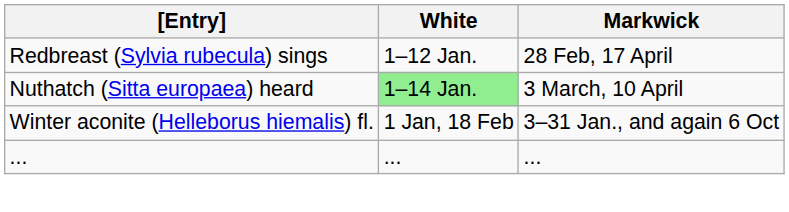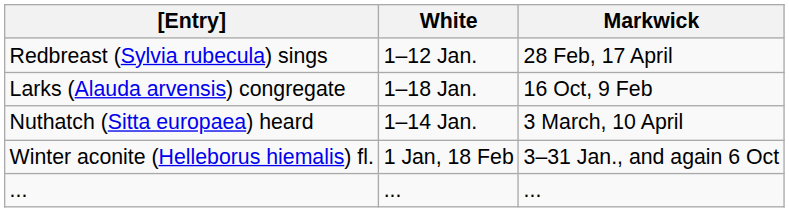+ row: (178, 88)
(430, 88) lightgreen background -> (430, 122) no background
